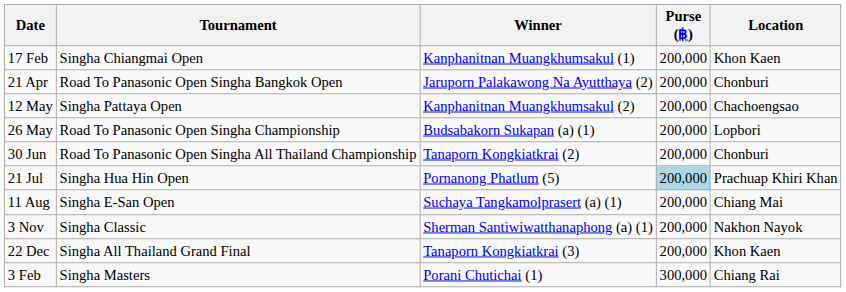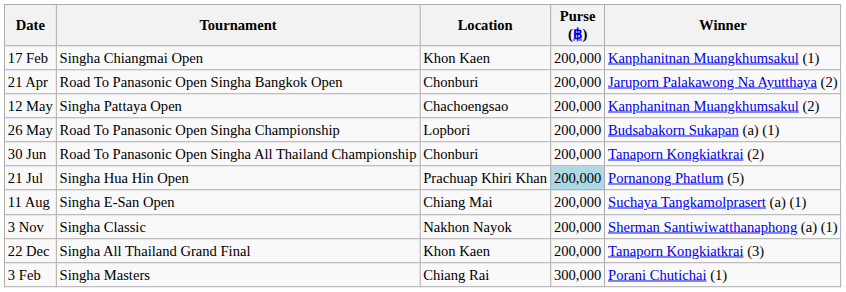columns swapped: (776, 25) <-> (538, 25)
